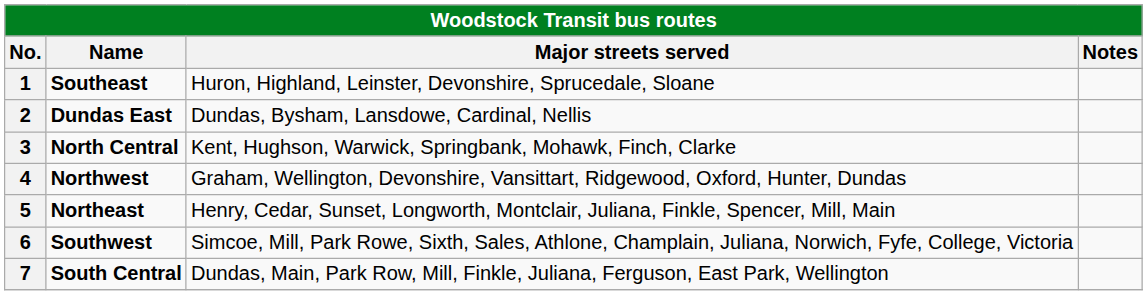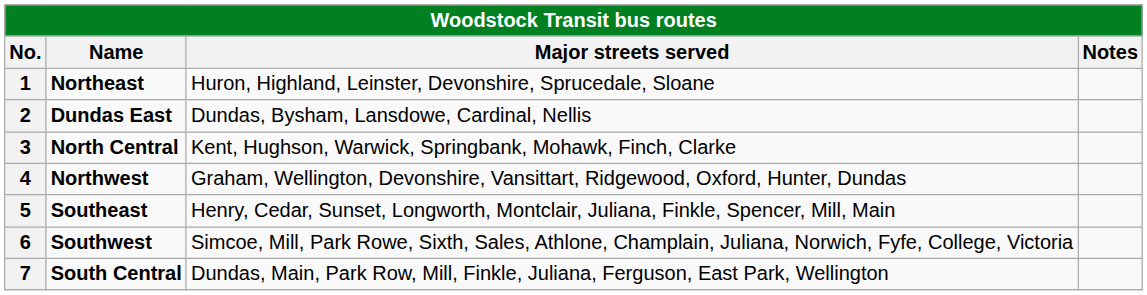(99, 83) Southeast -> (97, 83) Northeast
(97, 210) Northeast -> (99, 210) Southeast
